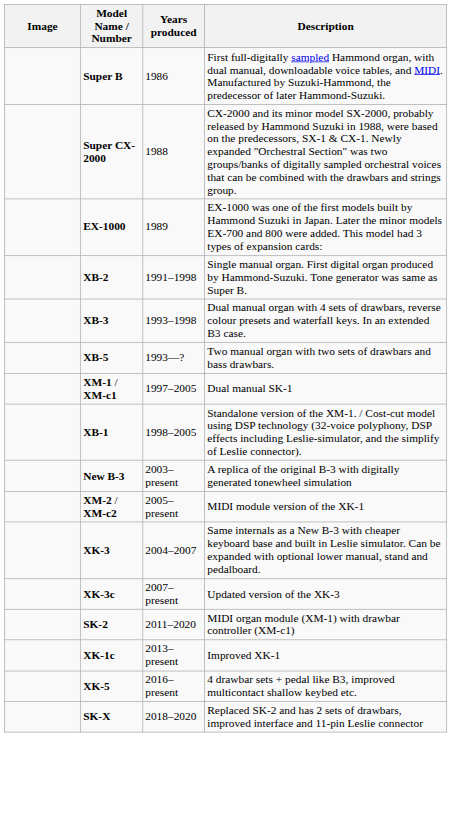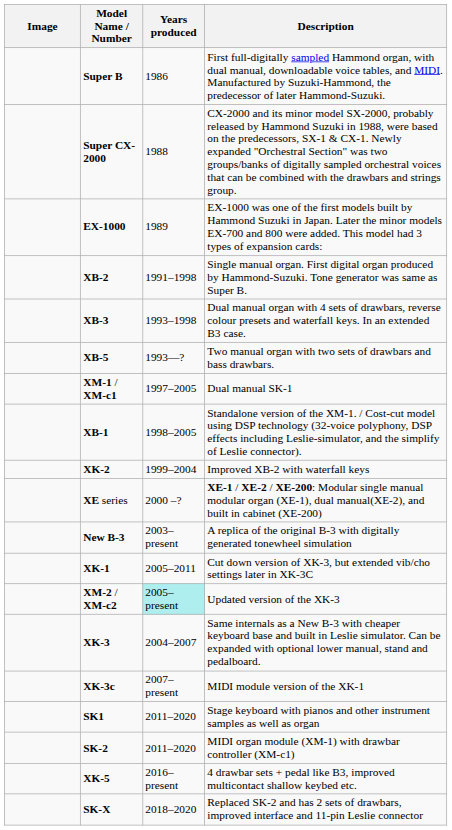+ row: (96, 469)
+ row: (105, 500)
+ row: (96, 568)
(162, 506) no background -> (162, 599) paleturquoise background
(286, 506) MIDI module version of the XK-1 -> (274, 599) Updated version of the XK-3
(274, 593) Updated version of the XK-3 -> (286, 686) MIDI module version of the XK-1
+ row: (94, 717)
- row: (99, 655)
